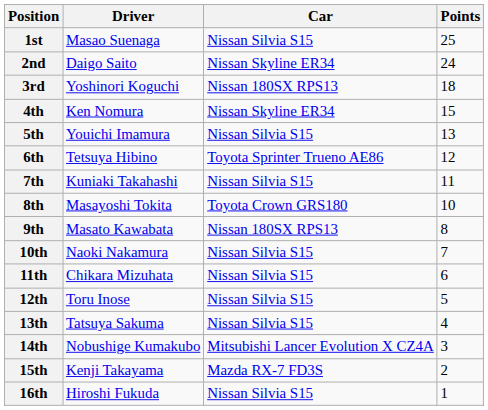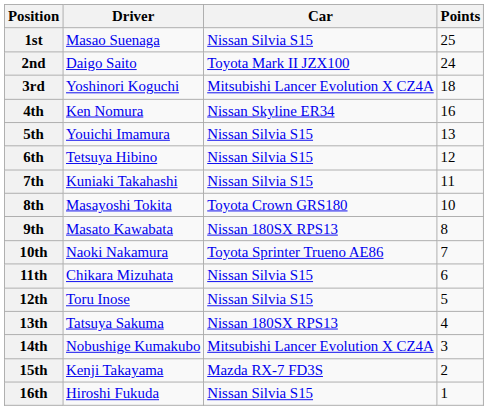(271, 63) Nissan Skyline ER34 -> (278, 63) Toyota Mark II JZX100
(273, 87) Nissan 180SX RPS13 -> (320, 87) Mitsubishi Lancer Evolution X CZ4A
(448, 110) 15 -> (448, 110) 16
(295, 157) Toyota Sprinter Trueno AE86 -> (260, 157) Nissan Silvia S15
(260, 252) Nissan Silvia S15 -> (295, 252) Toyota Sprinter Trueno AE86
(260, 323) Nissan Silvia S15 -> (273, 323) Nissan 180SX RPS13
